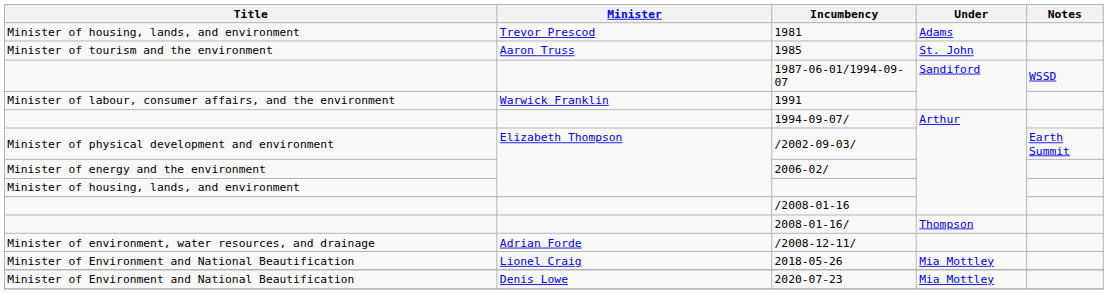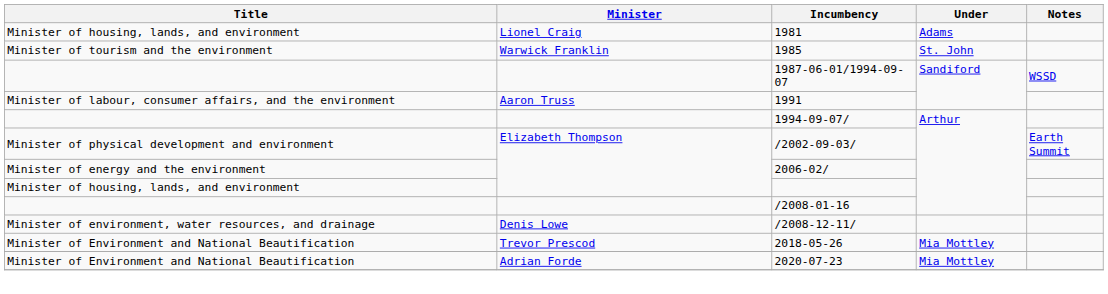(548, 32) Trevor Prescod -> (541, 32) Lionel Craig
(537, 51) Aaron Truss -> (554, 51) Warwick Franklin
(554, 100) Warwick Franklin -> (537, 100) Aaron Truss
- row: (251, 224)
(541, 243) Adrian Forde -> (534, 224) Denis Lowe
(541, 261) Lionel Craig -> (548, 243) Trevor Prescod
(534, 279) Denis Lowe -> (541, 261) Adrian Forde
